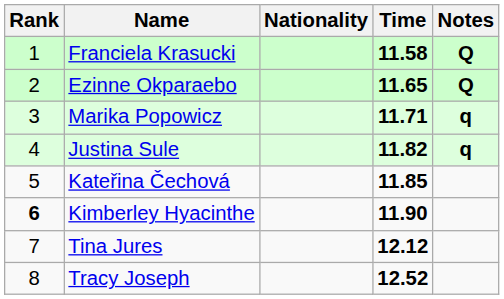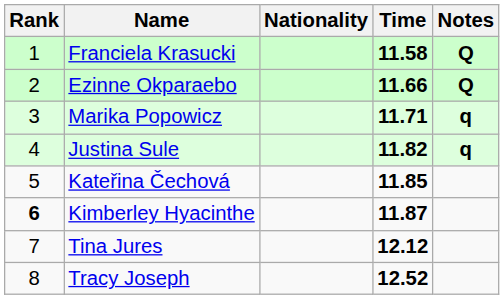(403, 85) 11.65 -> (403, 85) 11.66
(403, 213) 11.90 -> (403, 213) 11.87
